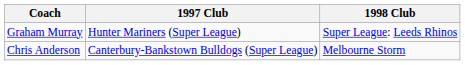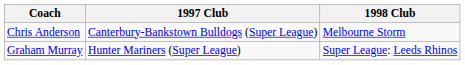rows swapped: (44, 50) <-> (45, 32)
